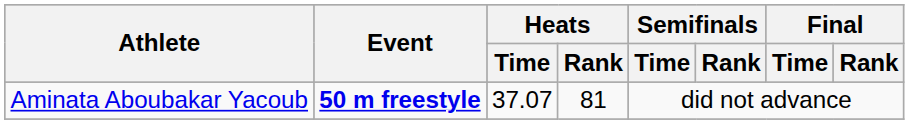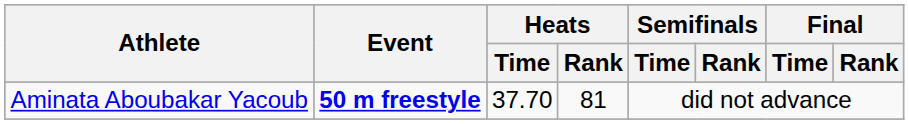(522, 101) 37.07 -> (522, 101) 37.70
